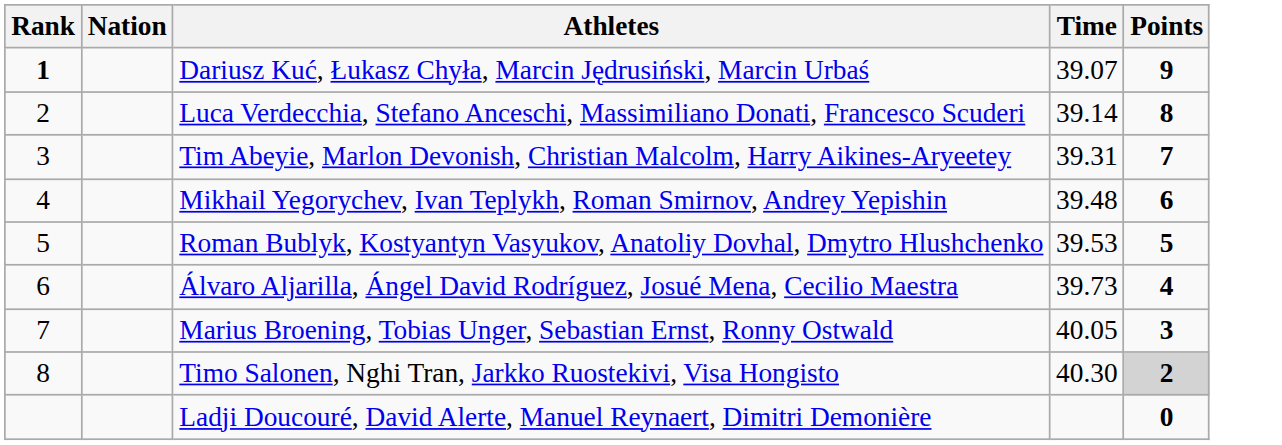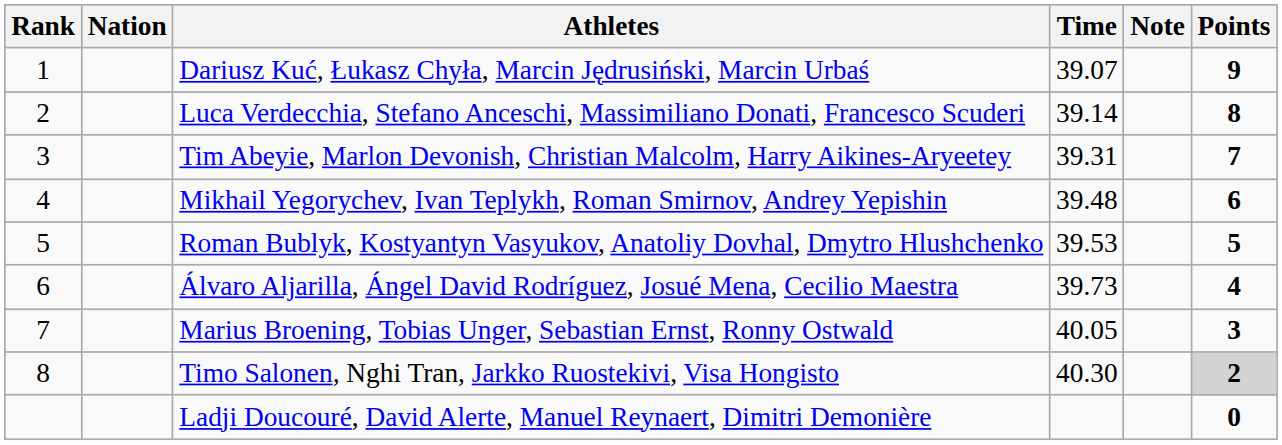+ column: (1158, 26)
(43, 69) bold -> (43, 69) normal
